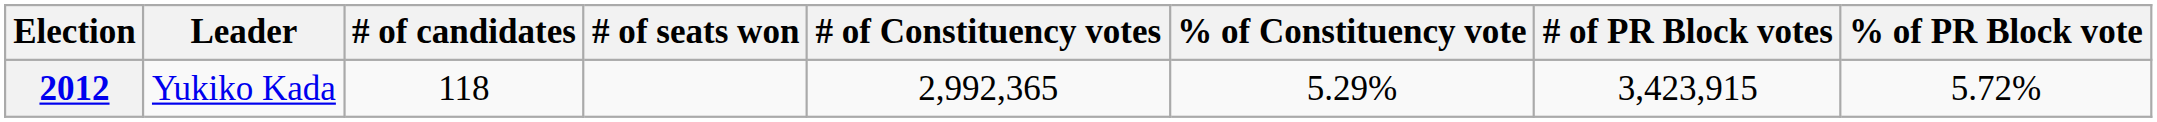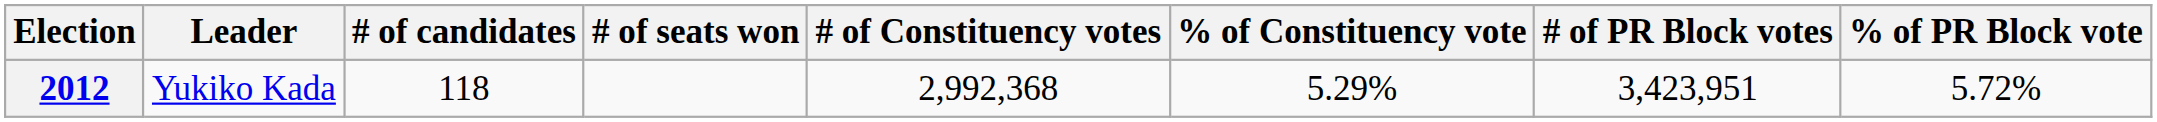(988, 87) 2,992,365 -> (988, 87) 2,992,368
(1688, 87) 3,423,915 -> (1688, 87) 3,423,951
